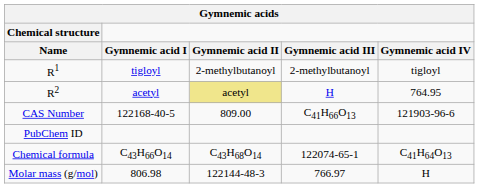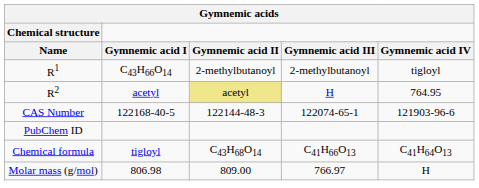(146, 71) tigloyl -> (146, 71) C43H66O14
(236, 114) 809.00 -> (236, 112) 122144-48-3
(330, 114) C41H66O13 -> (330, 112) 122074-65-1
(146, 154) C43H66O14 -> (146, 151) tigloyl
(330, 154) 122074-65-1 -> (330, 151) C41H66O13
(236, 174) 122144-48-3 -> (236, 171) 809.00
